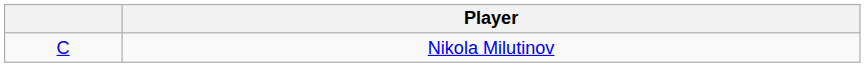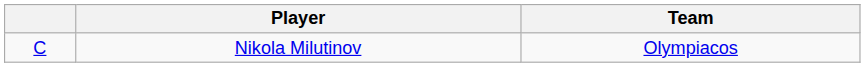+ column: (691, 18)
